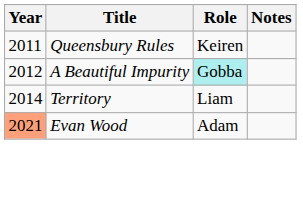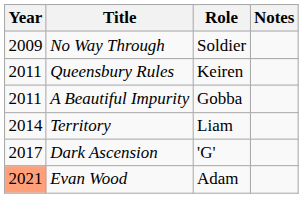+ row: (108, 44)
(25, 71) 2012 -> (25, 98) 2011
(220, 71) paleturquoise background -> (220, 98) no background
+ row: (104, 152)
